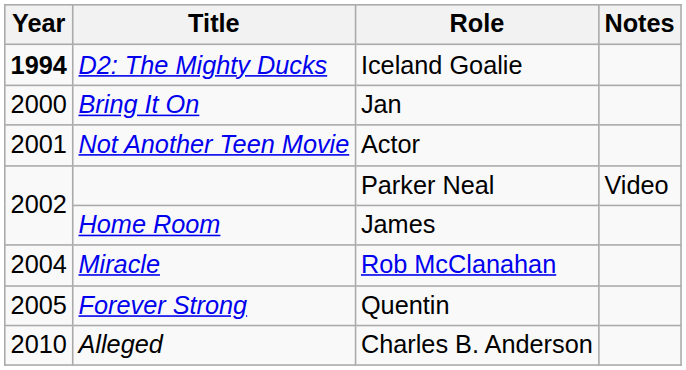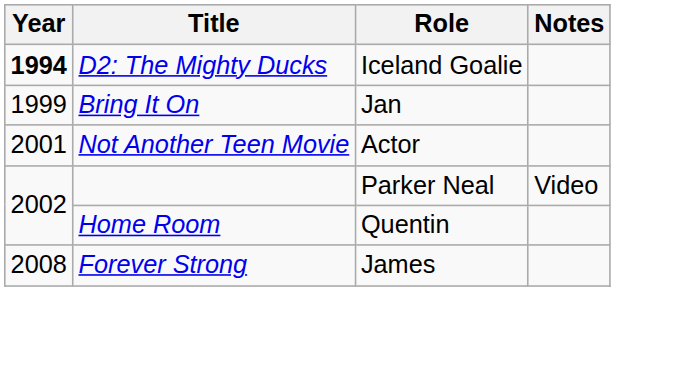(39, 104) 2000 -> (39, 104) 1999
(398, 225) James -> (405, 225) Quentin
- row: (119, 265)
(39, 305) 2005 -> (39, 265) 2008
(405, 305) Quentin -> (398, 265) James
- row: (121, 345)
